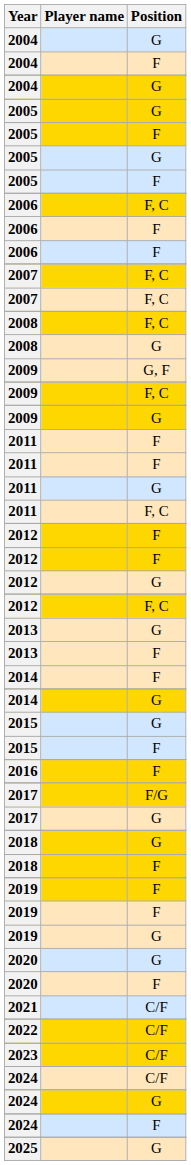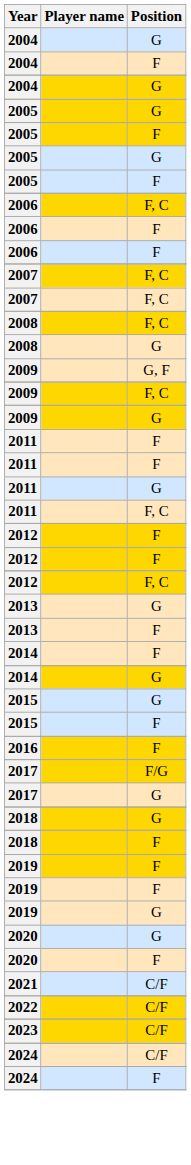- row: (23, 582)
- row: (23, 1101)
- row: (23, 1149)
